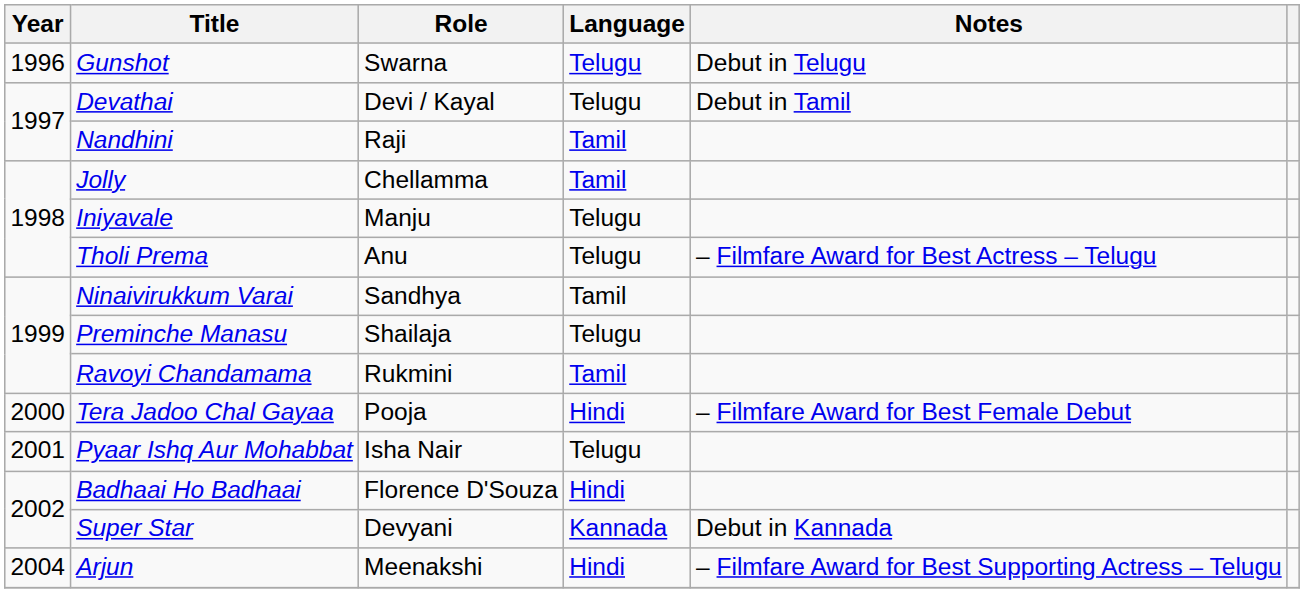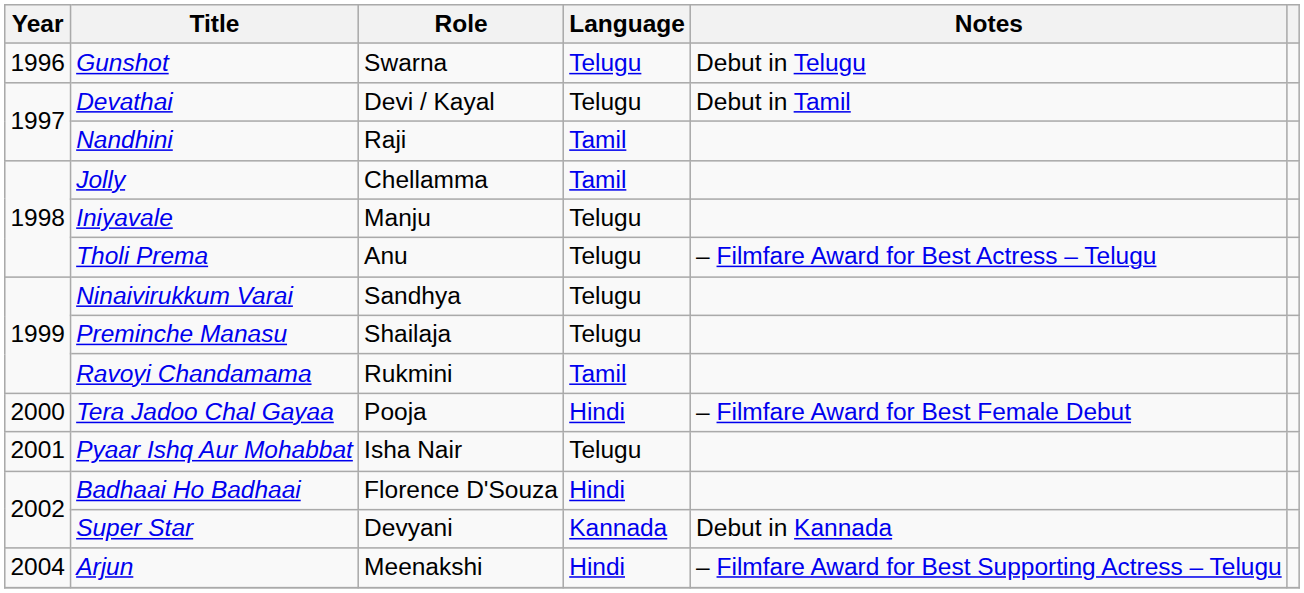(598, 295) Tamil -> (605, 295) Telugu
